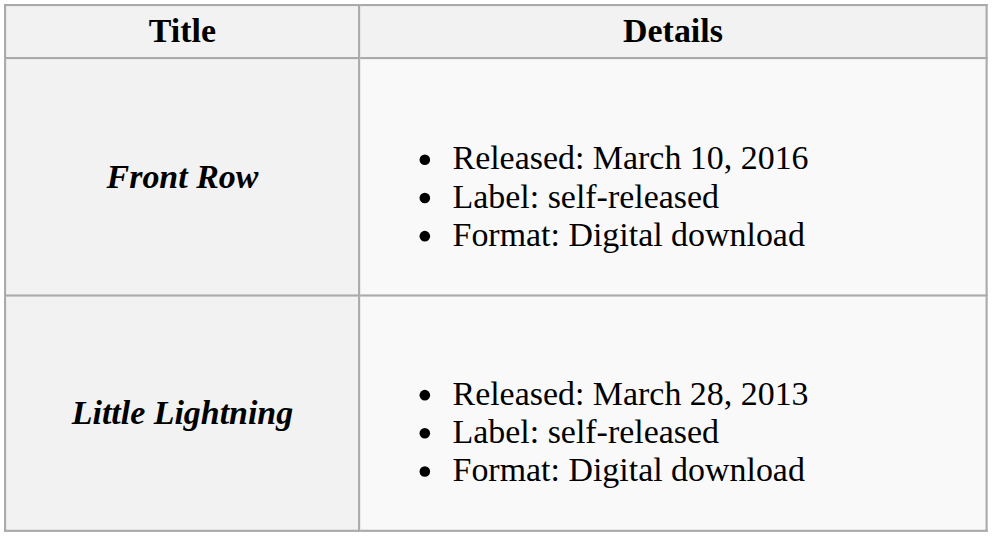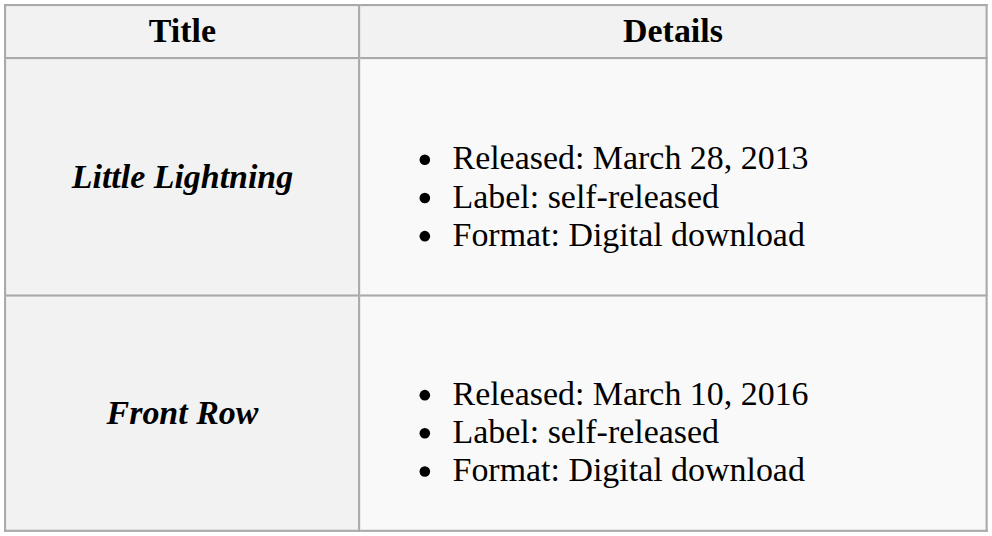rows swapped: (182, 412) <-> (182, 176)
